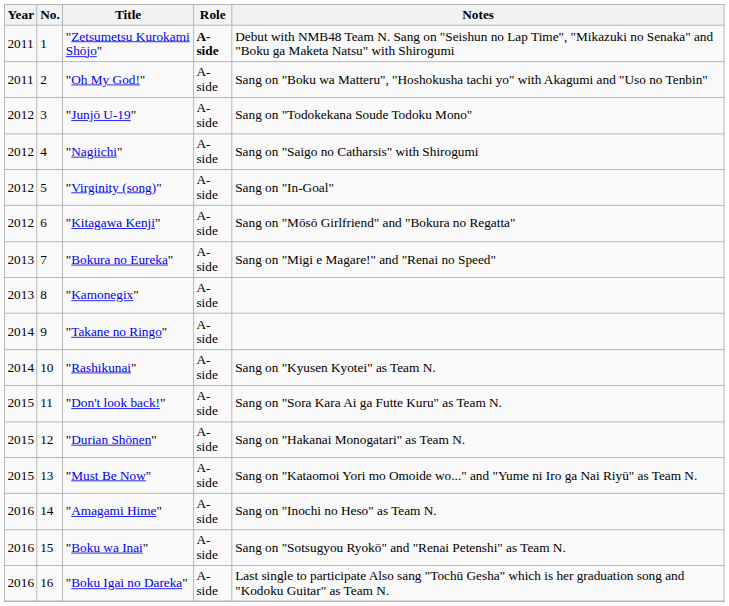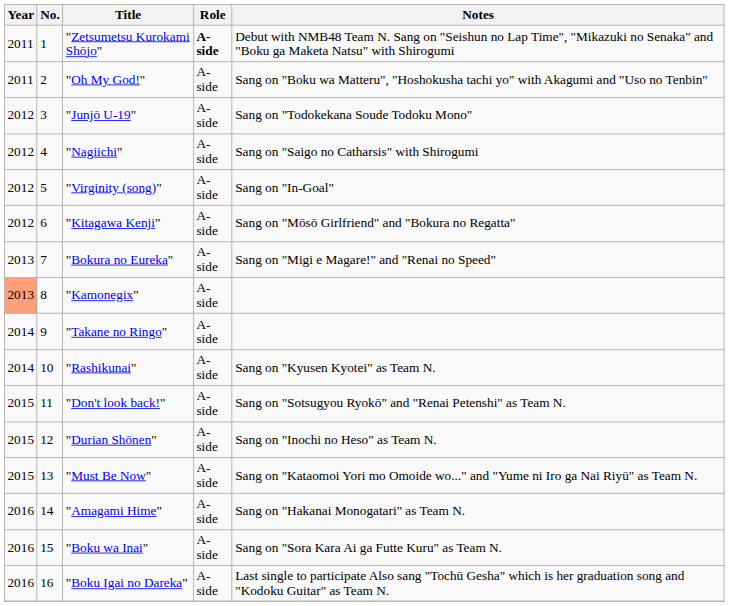(21, 295) no background -> (21, 295) lightsalmon background
(369, 403) Sang on "Sora Kara Ai ga Futte Kuru" as Team N. -> (400, 403) Sang on "Sotsugyou Ryokō" and "Renai Petenshi" as Team N.
(350, 439) Sang on "Hakanai Monogatari" as Team N. -> (336, 439) Sang on "Inochi no Heso" as Team N.
(336, 511) Sang on "Inochi no Heso" as Team N. -> (350, 511) Sang on "Hakanai Monogatari" as Team N.
(400, 547) Sang on "Sotsugyou Ryokō" and "Renai Petenshi" as Team N. -> (369, 547) Sang on "Sora Kara Ai ga Futte Kuru" as Team N.
